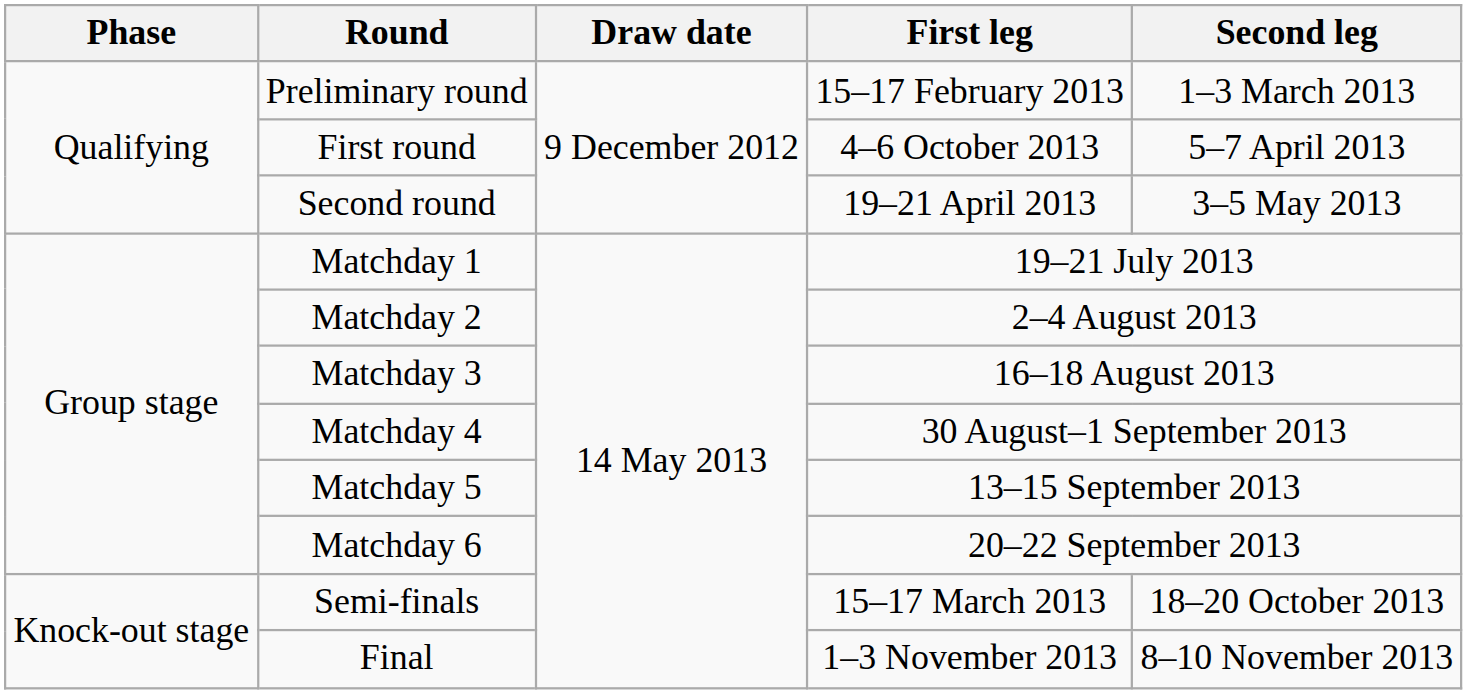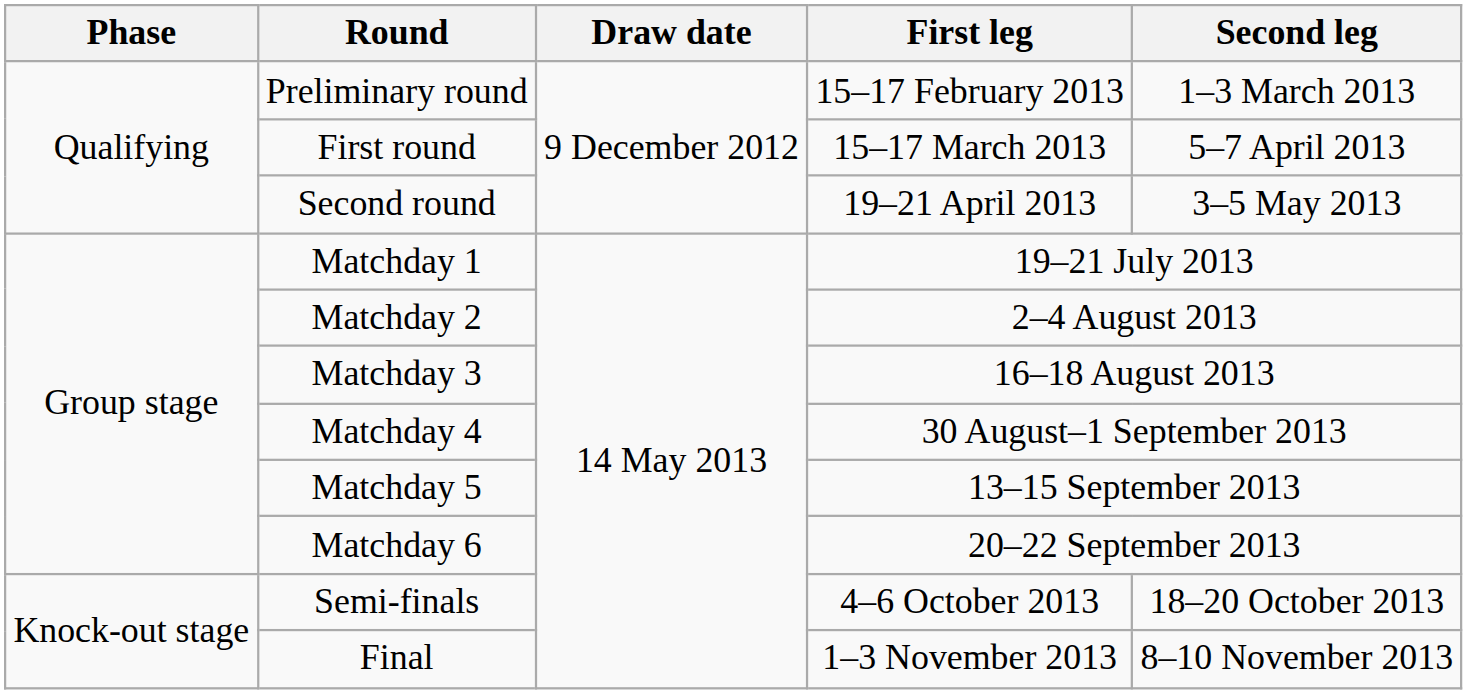(970, 146) 4–6 October 2013 -> (970, 146) 15–17 March 2013
(970, 601) 15–17 March 2013 -> (970, 601) 4–6 October 2013
